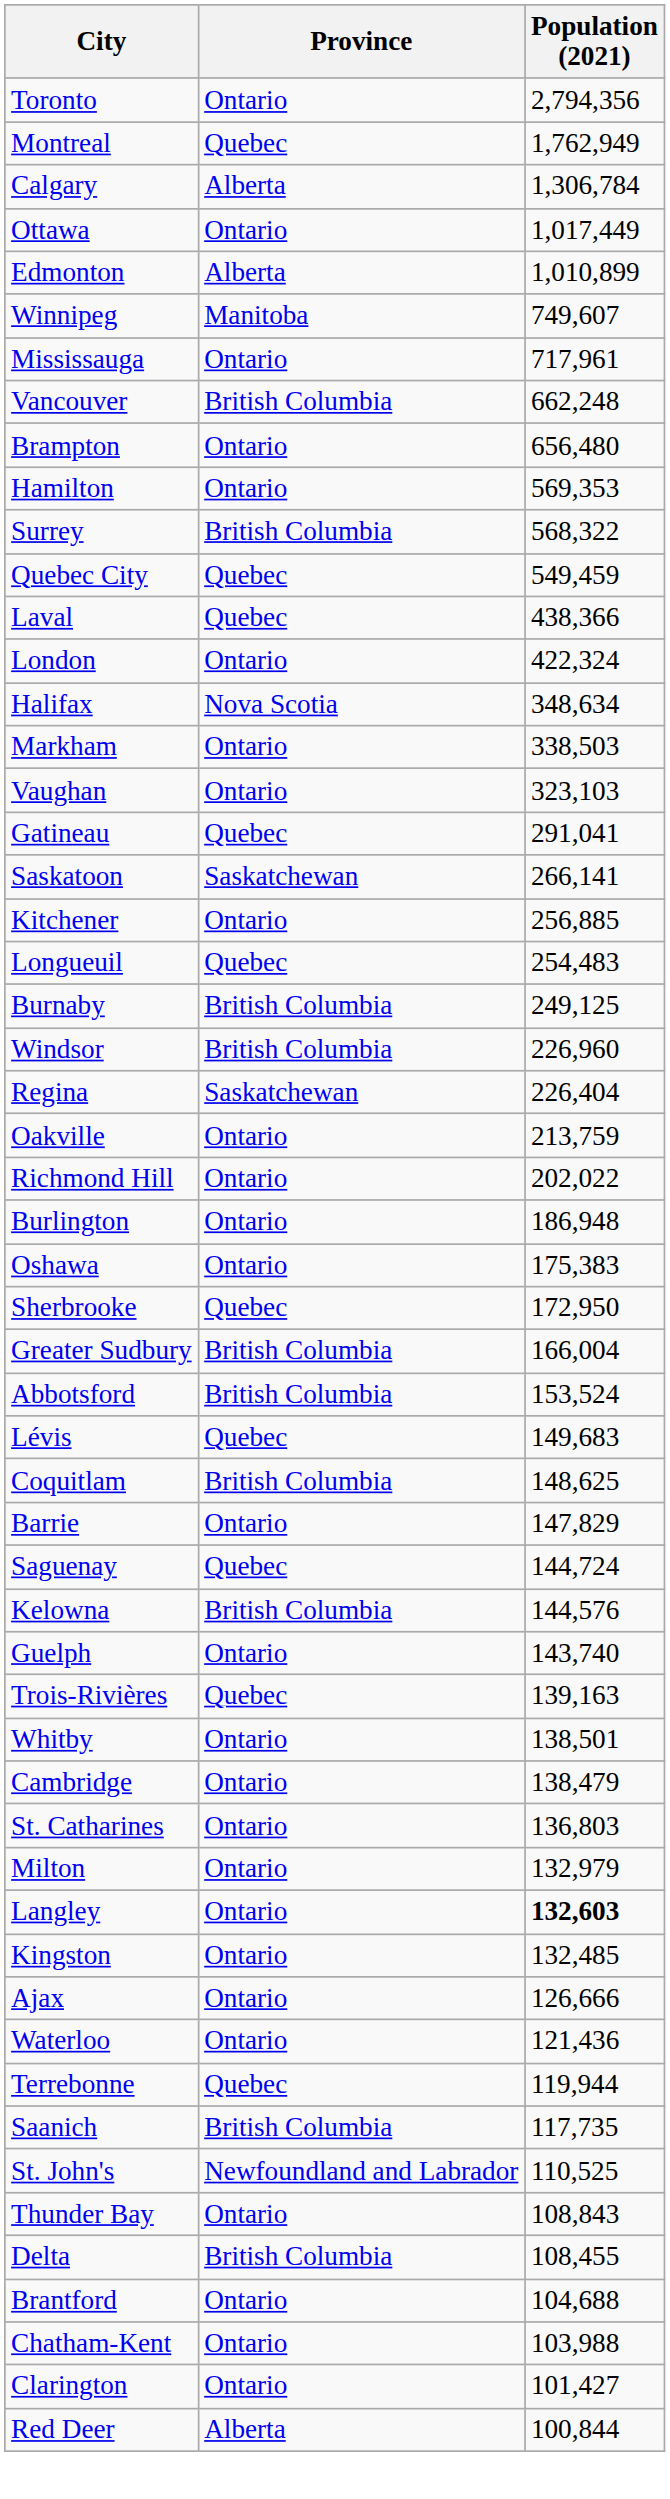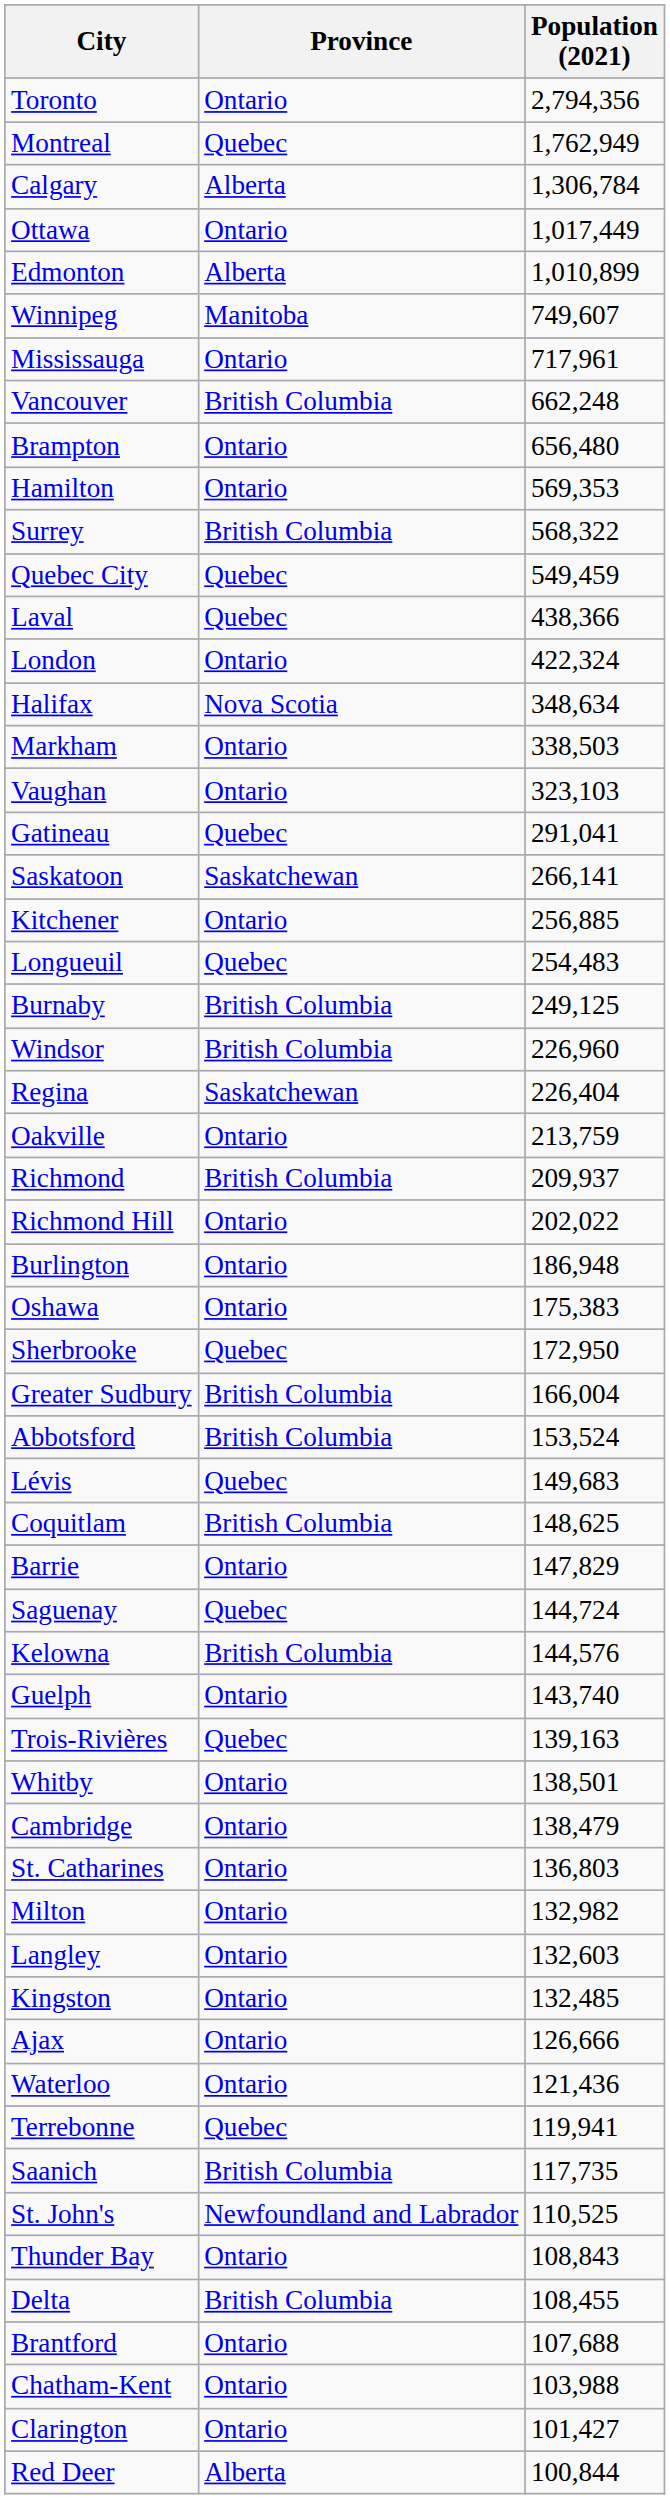+ row: (68, 1178)
(575, 1868) 132,979 -> (575, 1911) 132,982
(575, 1911) bold -> (575, 1954) normal
(575, 2084) 119,944 -> (575, 2127) 119,941
(575, 2299) 104,688 -> (575, 2342) 107,688
